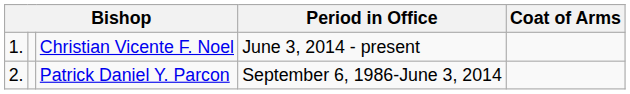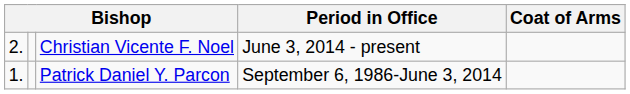(16, 46) 1. -> (16, 46) 2.
(16, 74) 2. -> (16, 74) 1.
